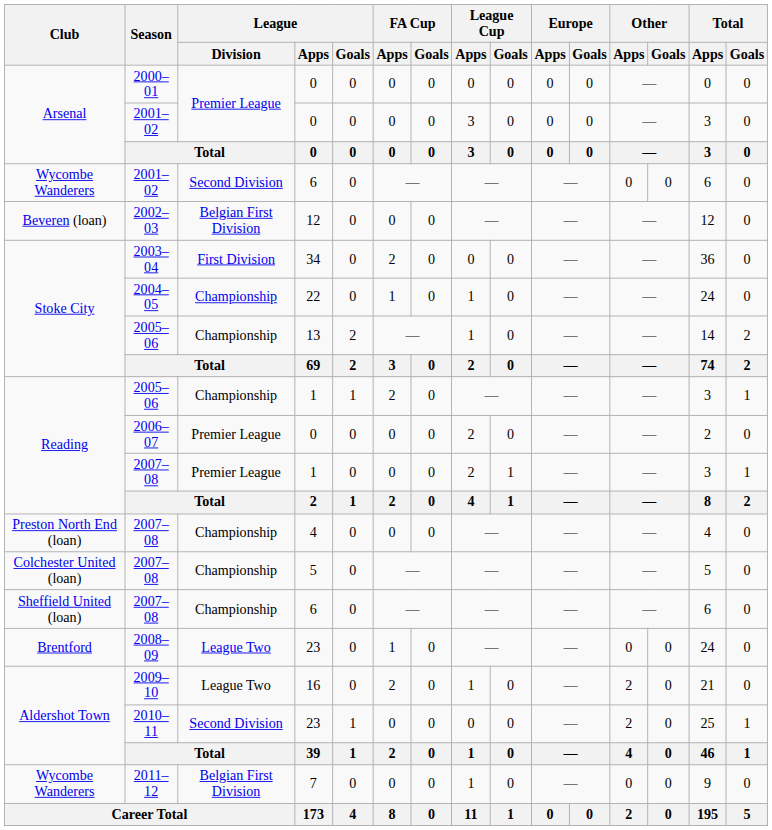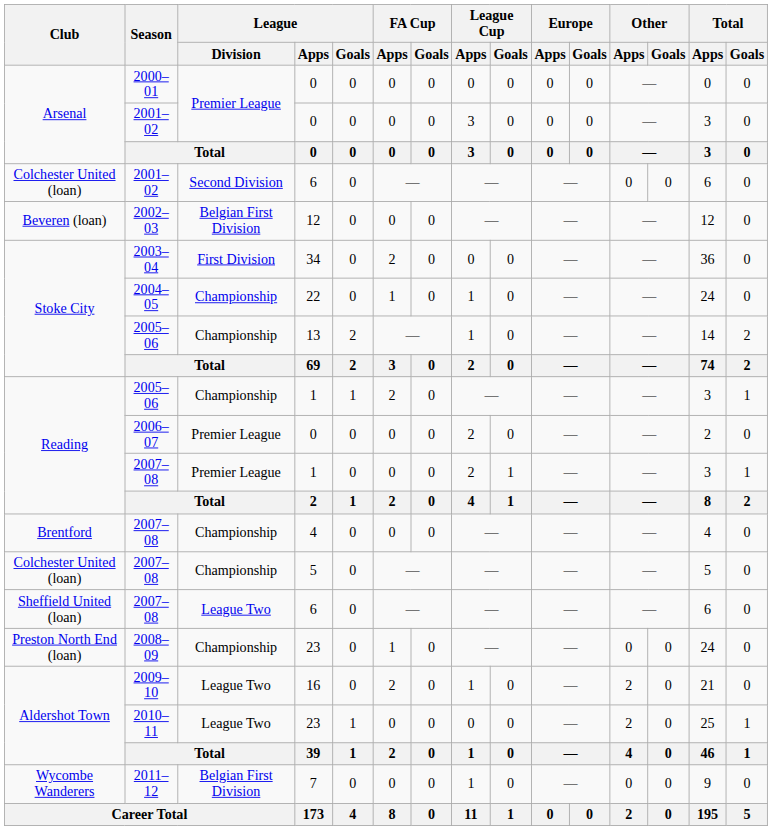(65, 182) Wycombe Wanderers -> (65, 182) Colchester United (loan)
(65, 532) Preston North End (loan) -> (65, 532) Brentford
(236, 609) Championship -> (236, 609) League Two
(65, 647) Brentford -> (65, 647) Preston North End (loan)
(236, 647) League Two -> (236, 647) Championship
(236, 723) Second Division -> (236, 723) League Two
